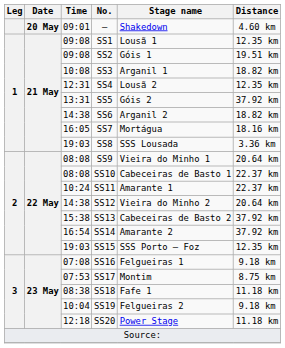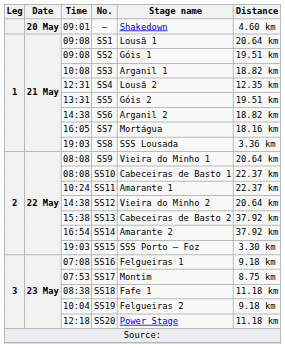(257, 41) 12.35 km -> (257, 41) 20.64 km
(257, 100) 37.92 km -> (257, 100) 19.51 km
(257, 247) 12.35 km -> (257, 247) 3.30 km
